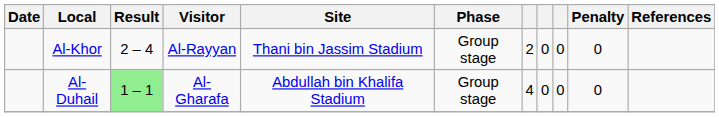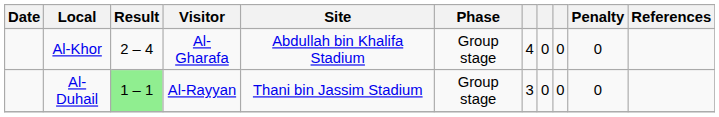(202, 49) Al-Rayyan -> (202, 49) Al-Gharafa
(338, 49) Thani bin Jassim Stadium -> (338, 49) Abdullah bin Khalifa Stadium
(530, 49) 2 -> (530, 49) 4
(202, 91) Al-Gharafa -> (202, 91) Al-Rayyan
(338, 91) Abdullah bin Khalifa Stadium -> (338, 91) Thani bin Jassim Stadium
(530, 91) 4 -> (530, 91) 3
